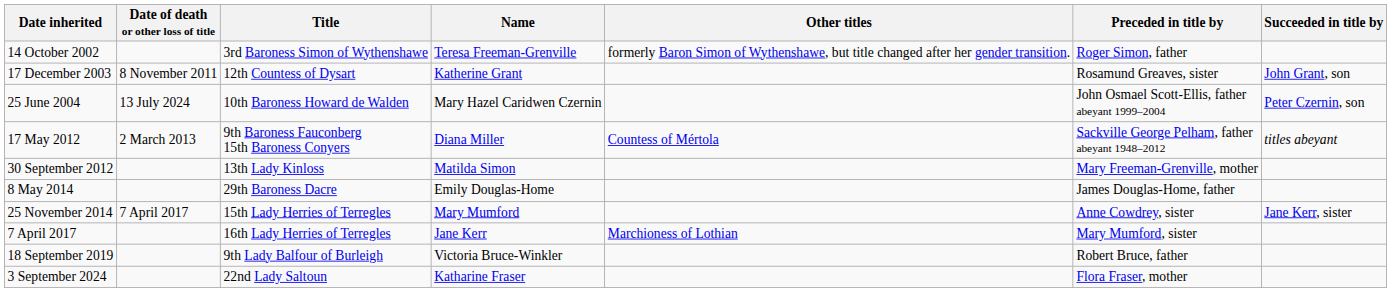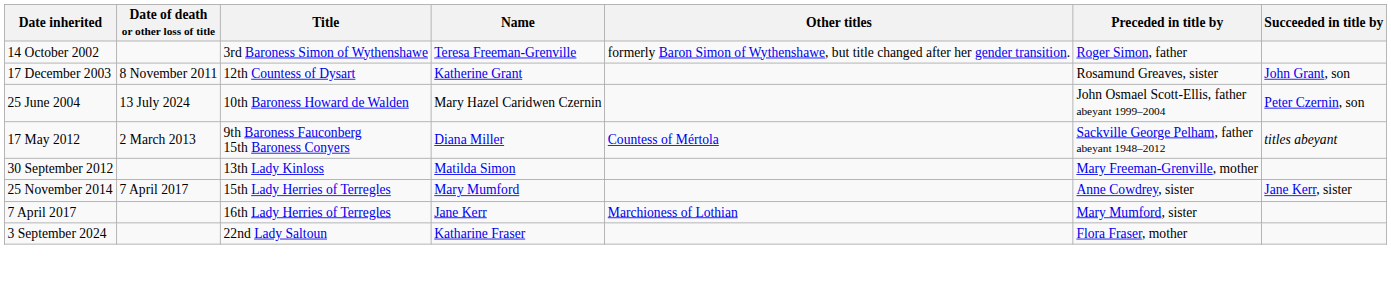- row: (40, 190)
- row: (60, 255)
